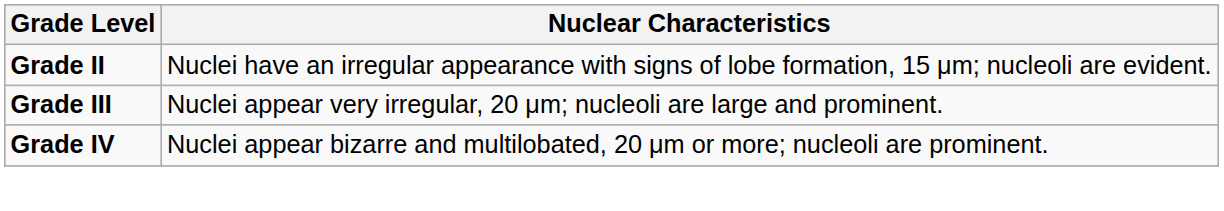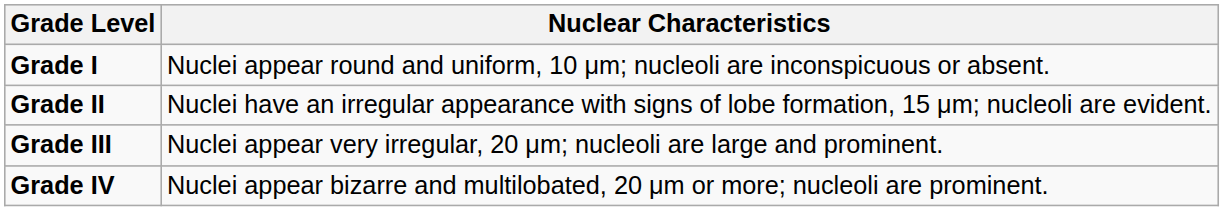+ row: (54, 64)
